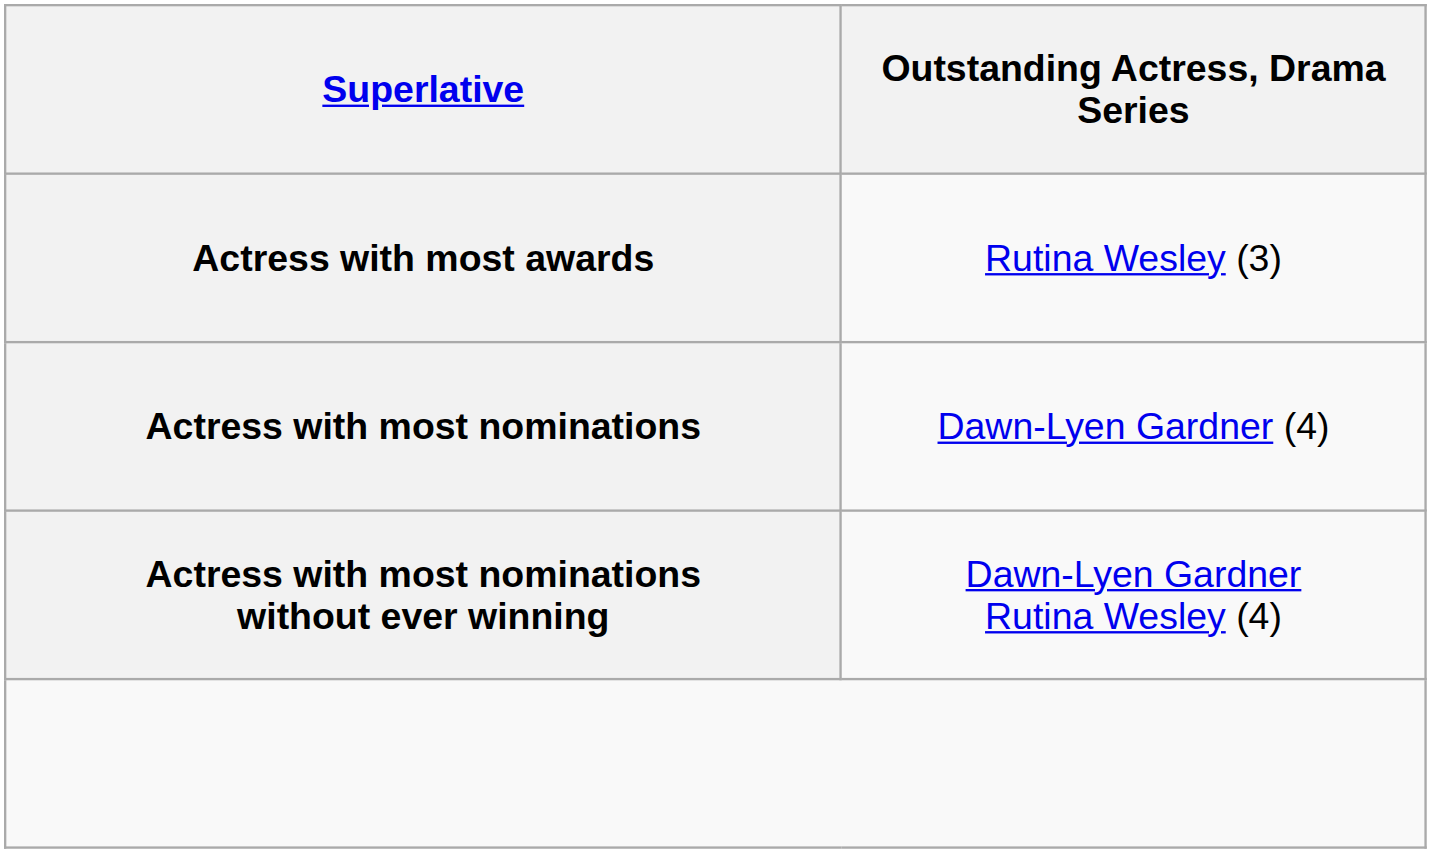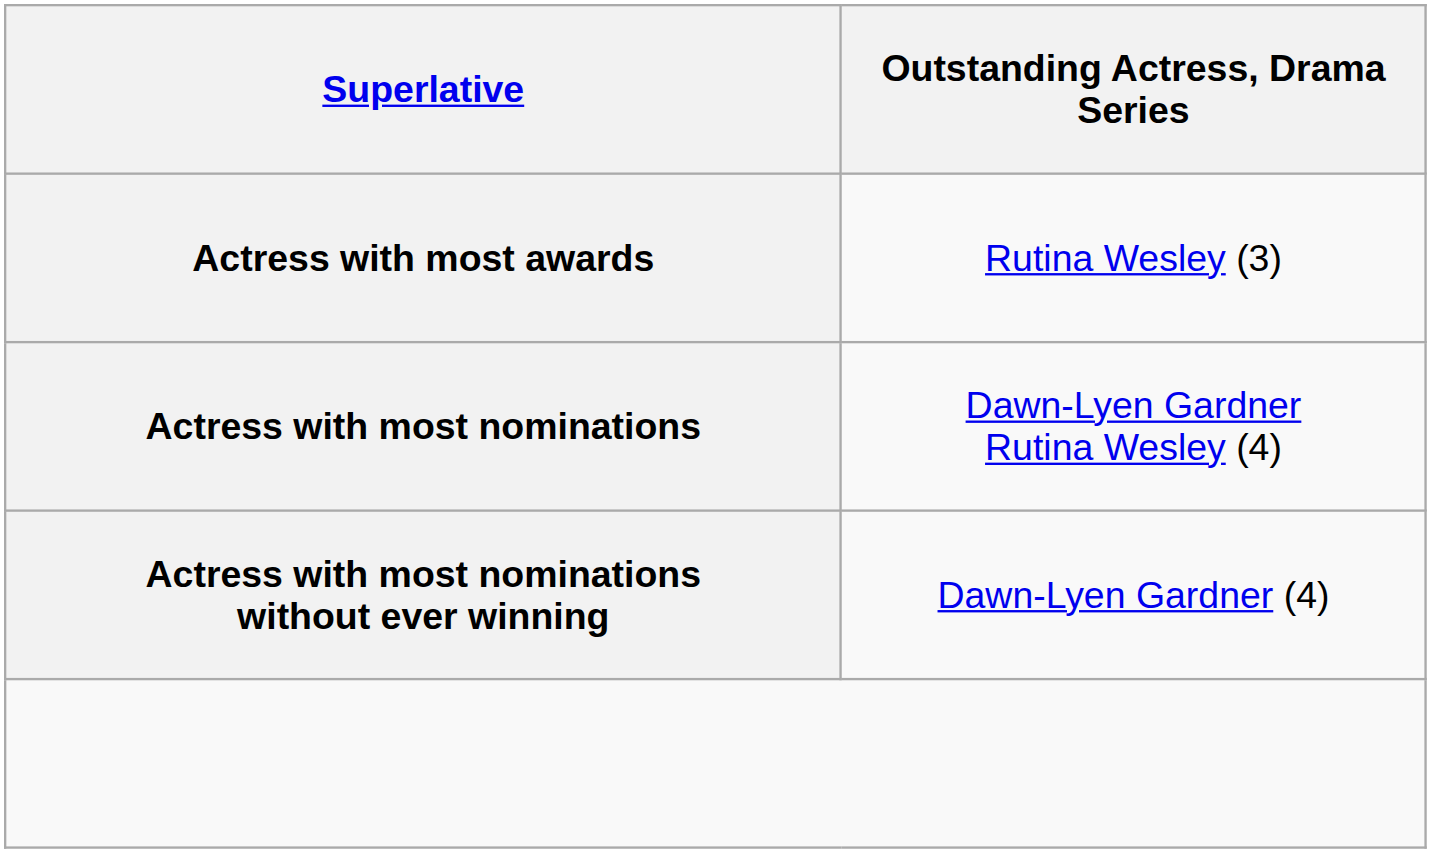(1133, 425) Dawn-Lyen Gardner (4) -> (1133, 425) Dawn-Lyen Gardner Rutina Wesley (4)
(1133, 594) Dawn-Lyen Gardner Rutina Wesley (4) -> (1133, 594) Dawn-Lyen Gardner (4)
